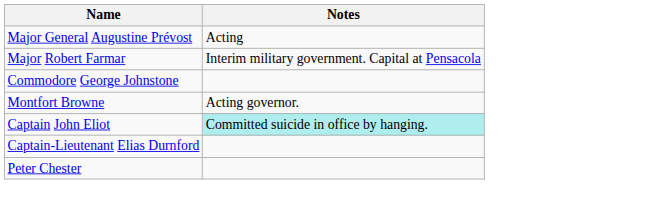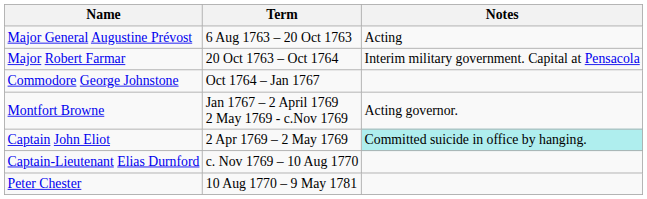+ column: (282, 15)
